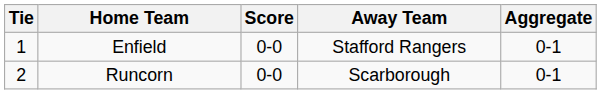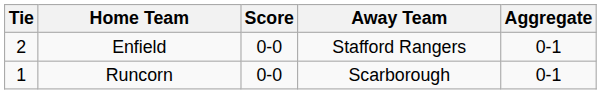(21, 46) 1 -> (21, 46) 2
(21, 74) 2 -> (21, 74) 1
